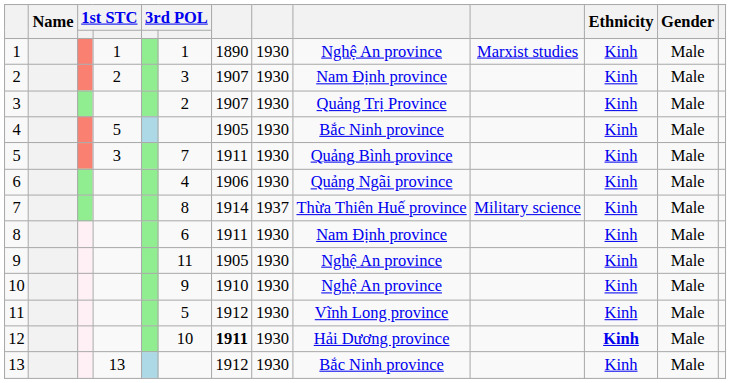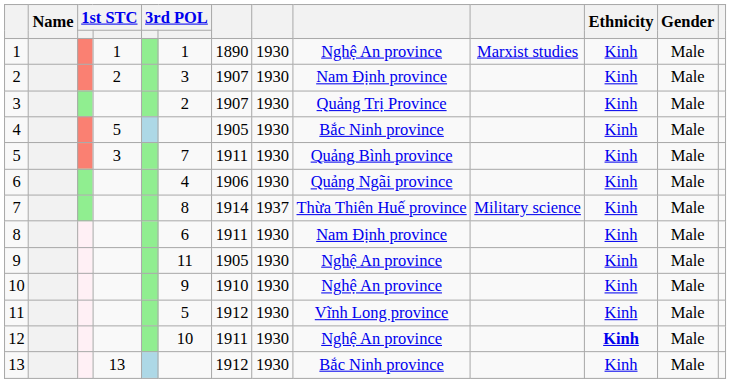(232, 338) bold -> (232, 338) normal
(382, 338) Hải Dương province -> (382, 338) Nghệ An province
